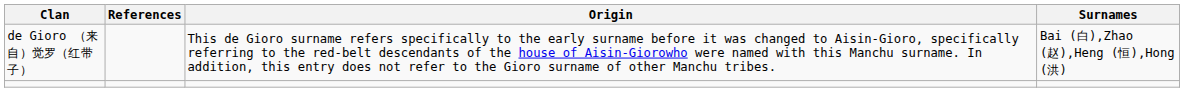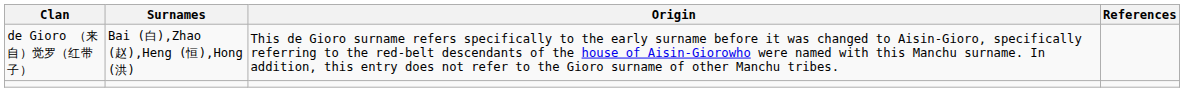columns swapped: (1108, 14) <-> (145, 14)
